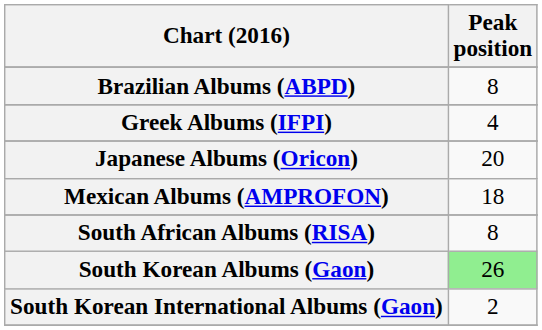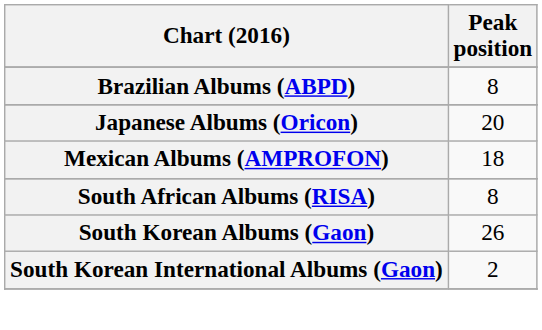- row: (226, 122)
(493, 269) lightgreen background -> (493, 232) no background
